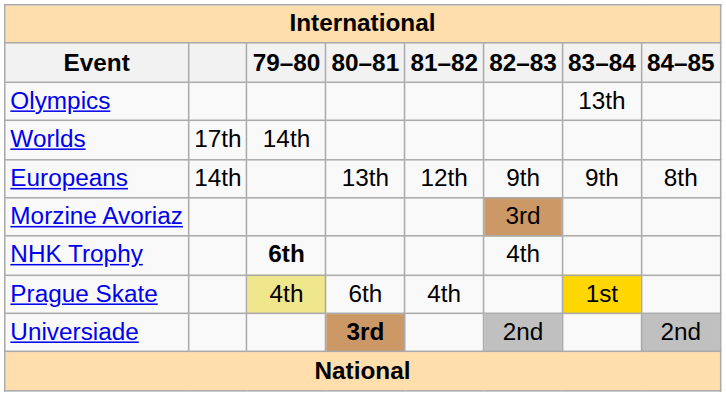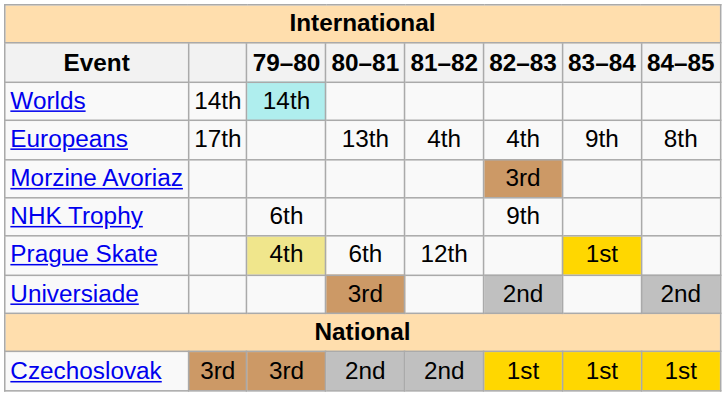- row: (60, 100)
(218, 139) 17th -> (218, 100) 14th
(286, 139) no background -> (286, 100) paleturquoise background
(218, 178) 14th -> (218, 139) 17th
(444, 178) 12th -> (444, 139) 4th
(523, 178) 9th -> (523, 139) 4th
(287, 255) bold -> (287, 216) normal
(523, 255) 4th -> (523, 216) 9th
(444, 293) 4th -> (444, 255) 12th
(365, 332) bold -> (365, 293) normal
+ row: (86, 370)
